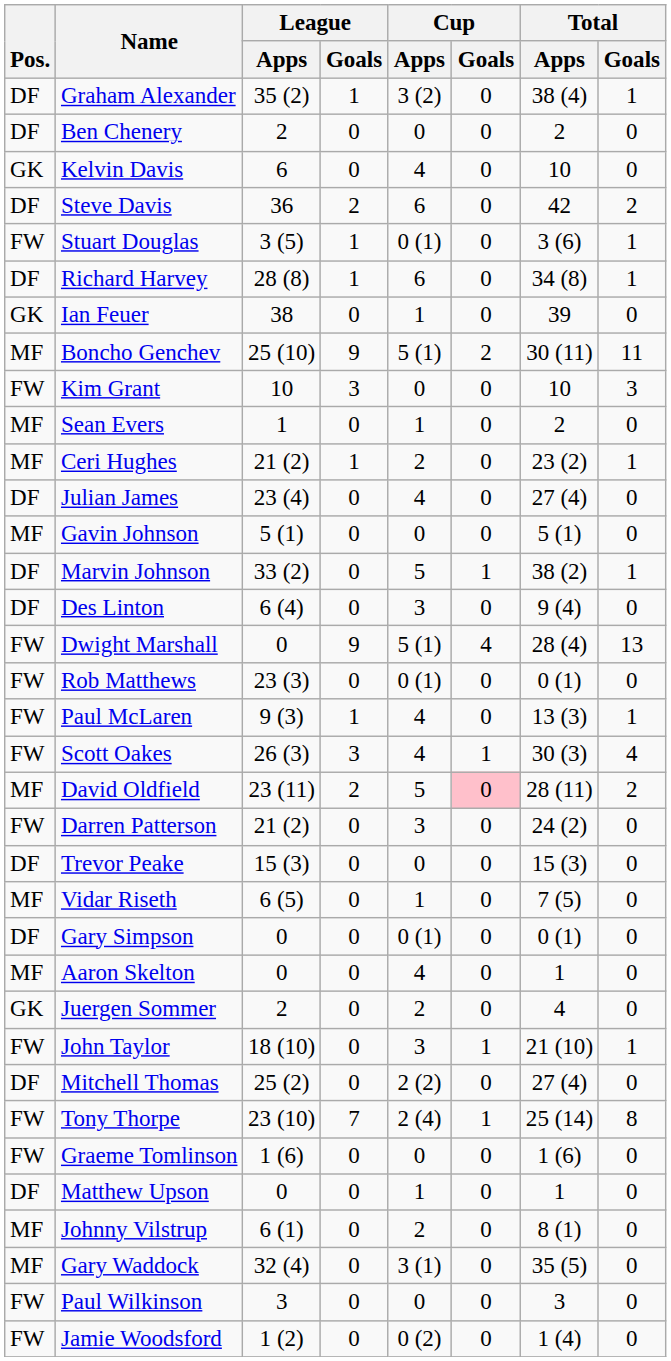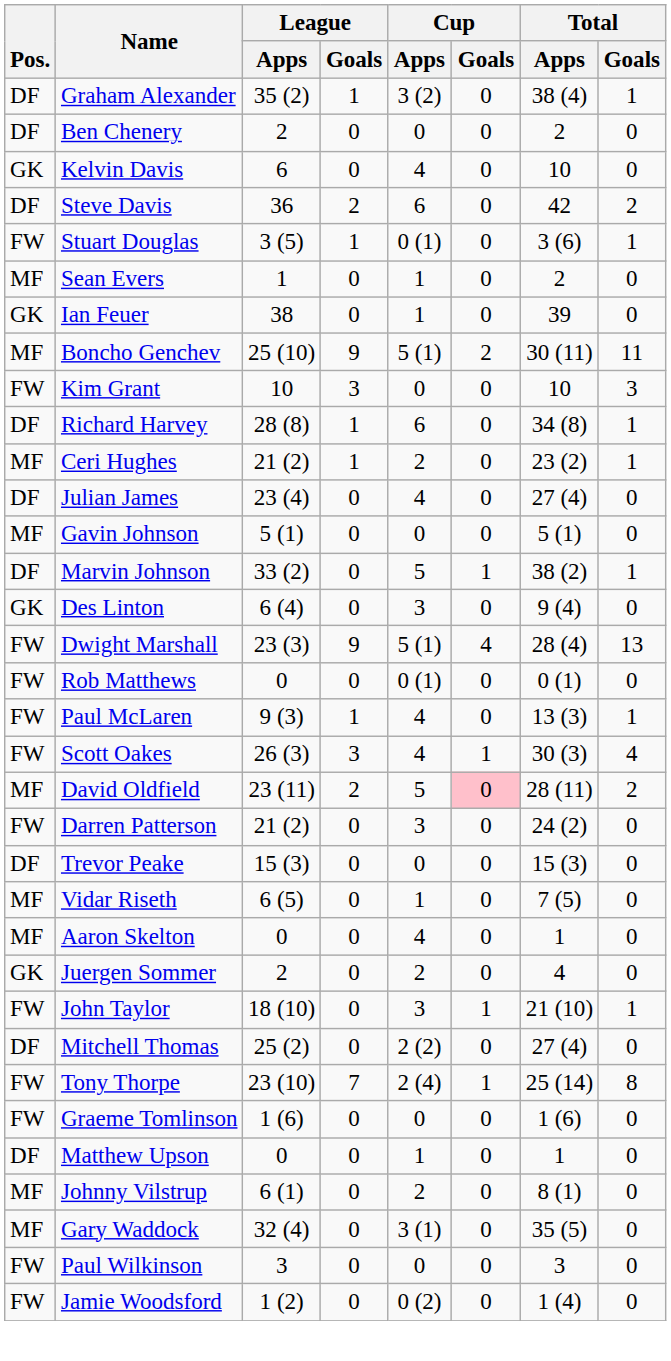rows swapped: (112, 424) <-> (134, 278)
(25, 607) DF -> (27, 607) GK
(282, 643) 0 -> (282, 643) 23 (3)
(282, 680) 23 (3) -> (282, 680) 0
- row: (127, 936)
